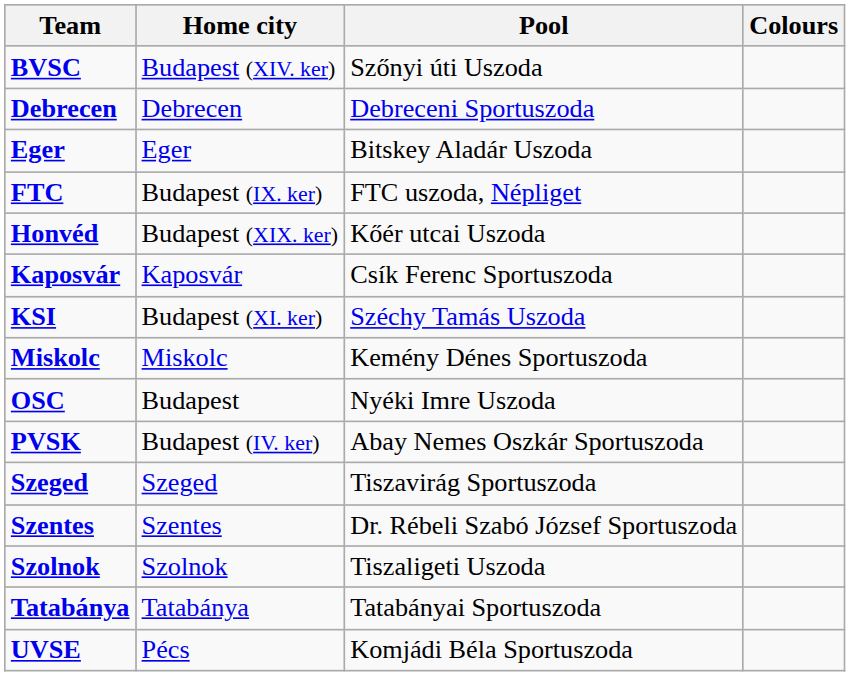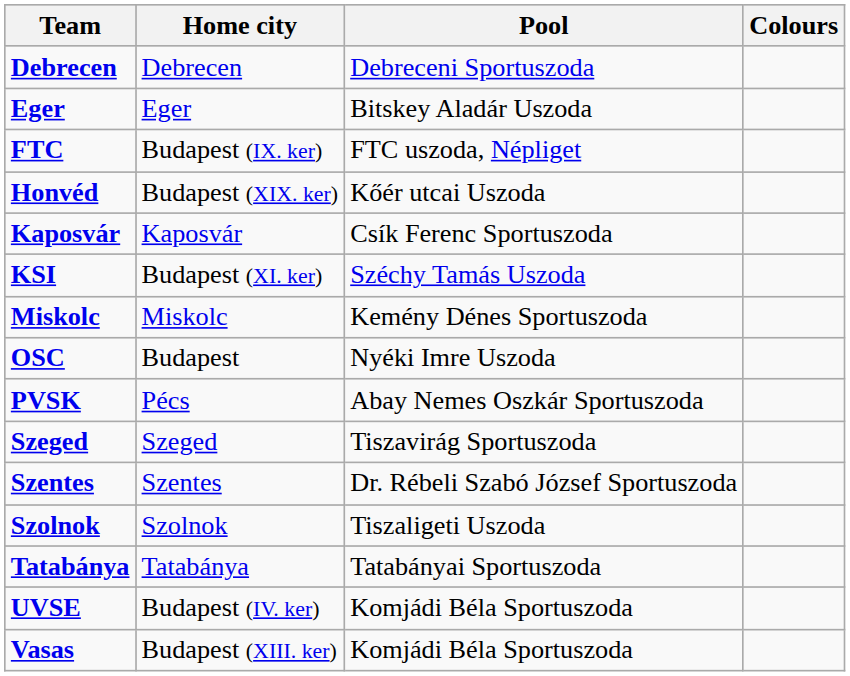- row: (46, 66)
(231, 441) Budapest (IV. ker) -> (166, 399) Pécs
(166, 649) Pécs -> (231, 607) Budapest (IV. ker)
+ row: (42, 649)
